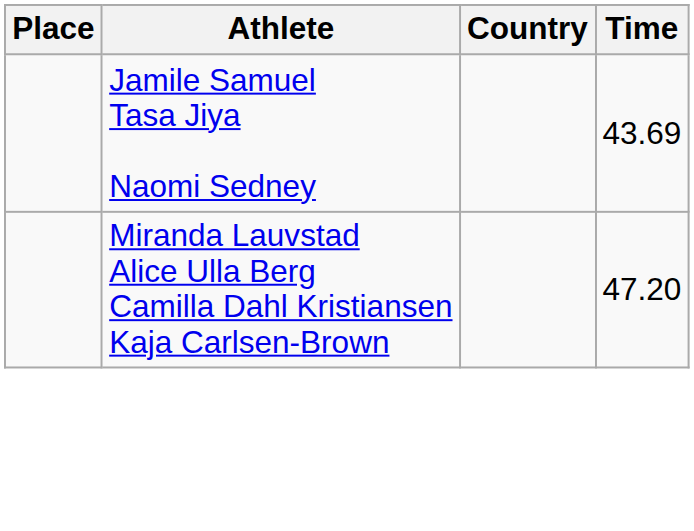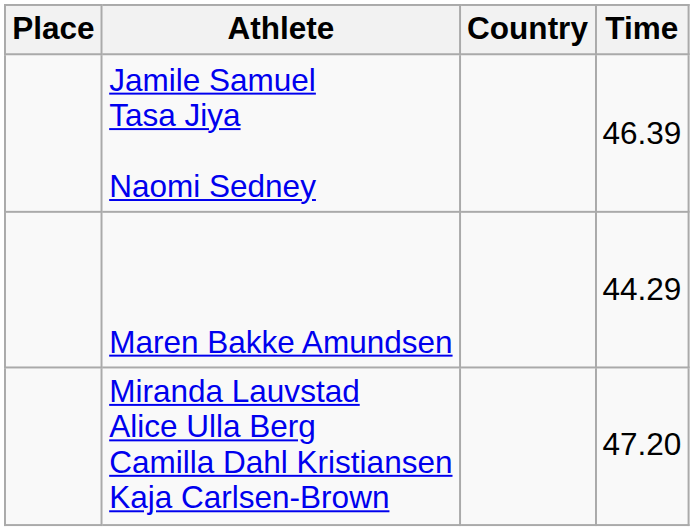(642, 132) 43.69 -> (642, 132) 46.39
+ row: (281, 342)
